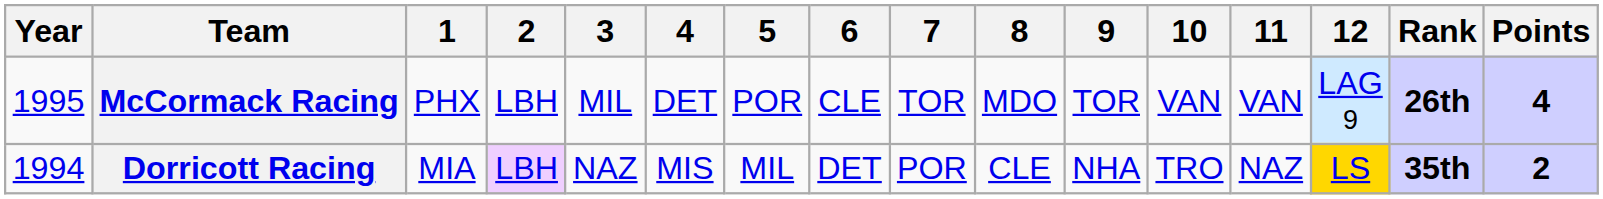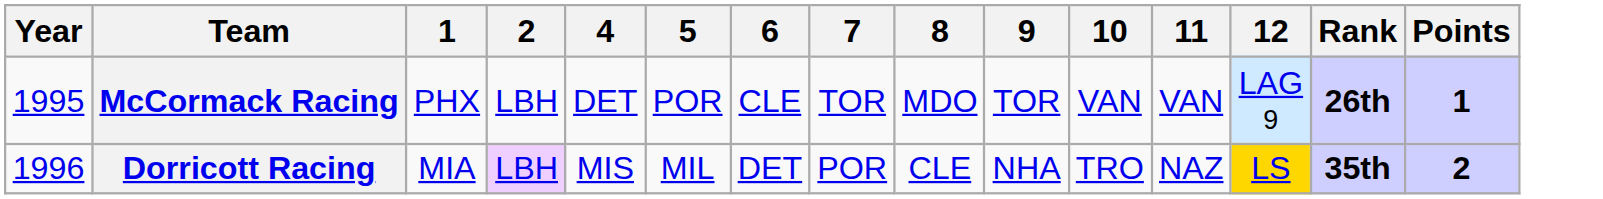- column: (605, 31)
(1541, 100) 4 -> (1461, 100) 1
(49, 169) 1994 -> (49, 169) 1996
